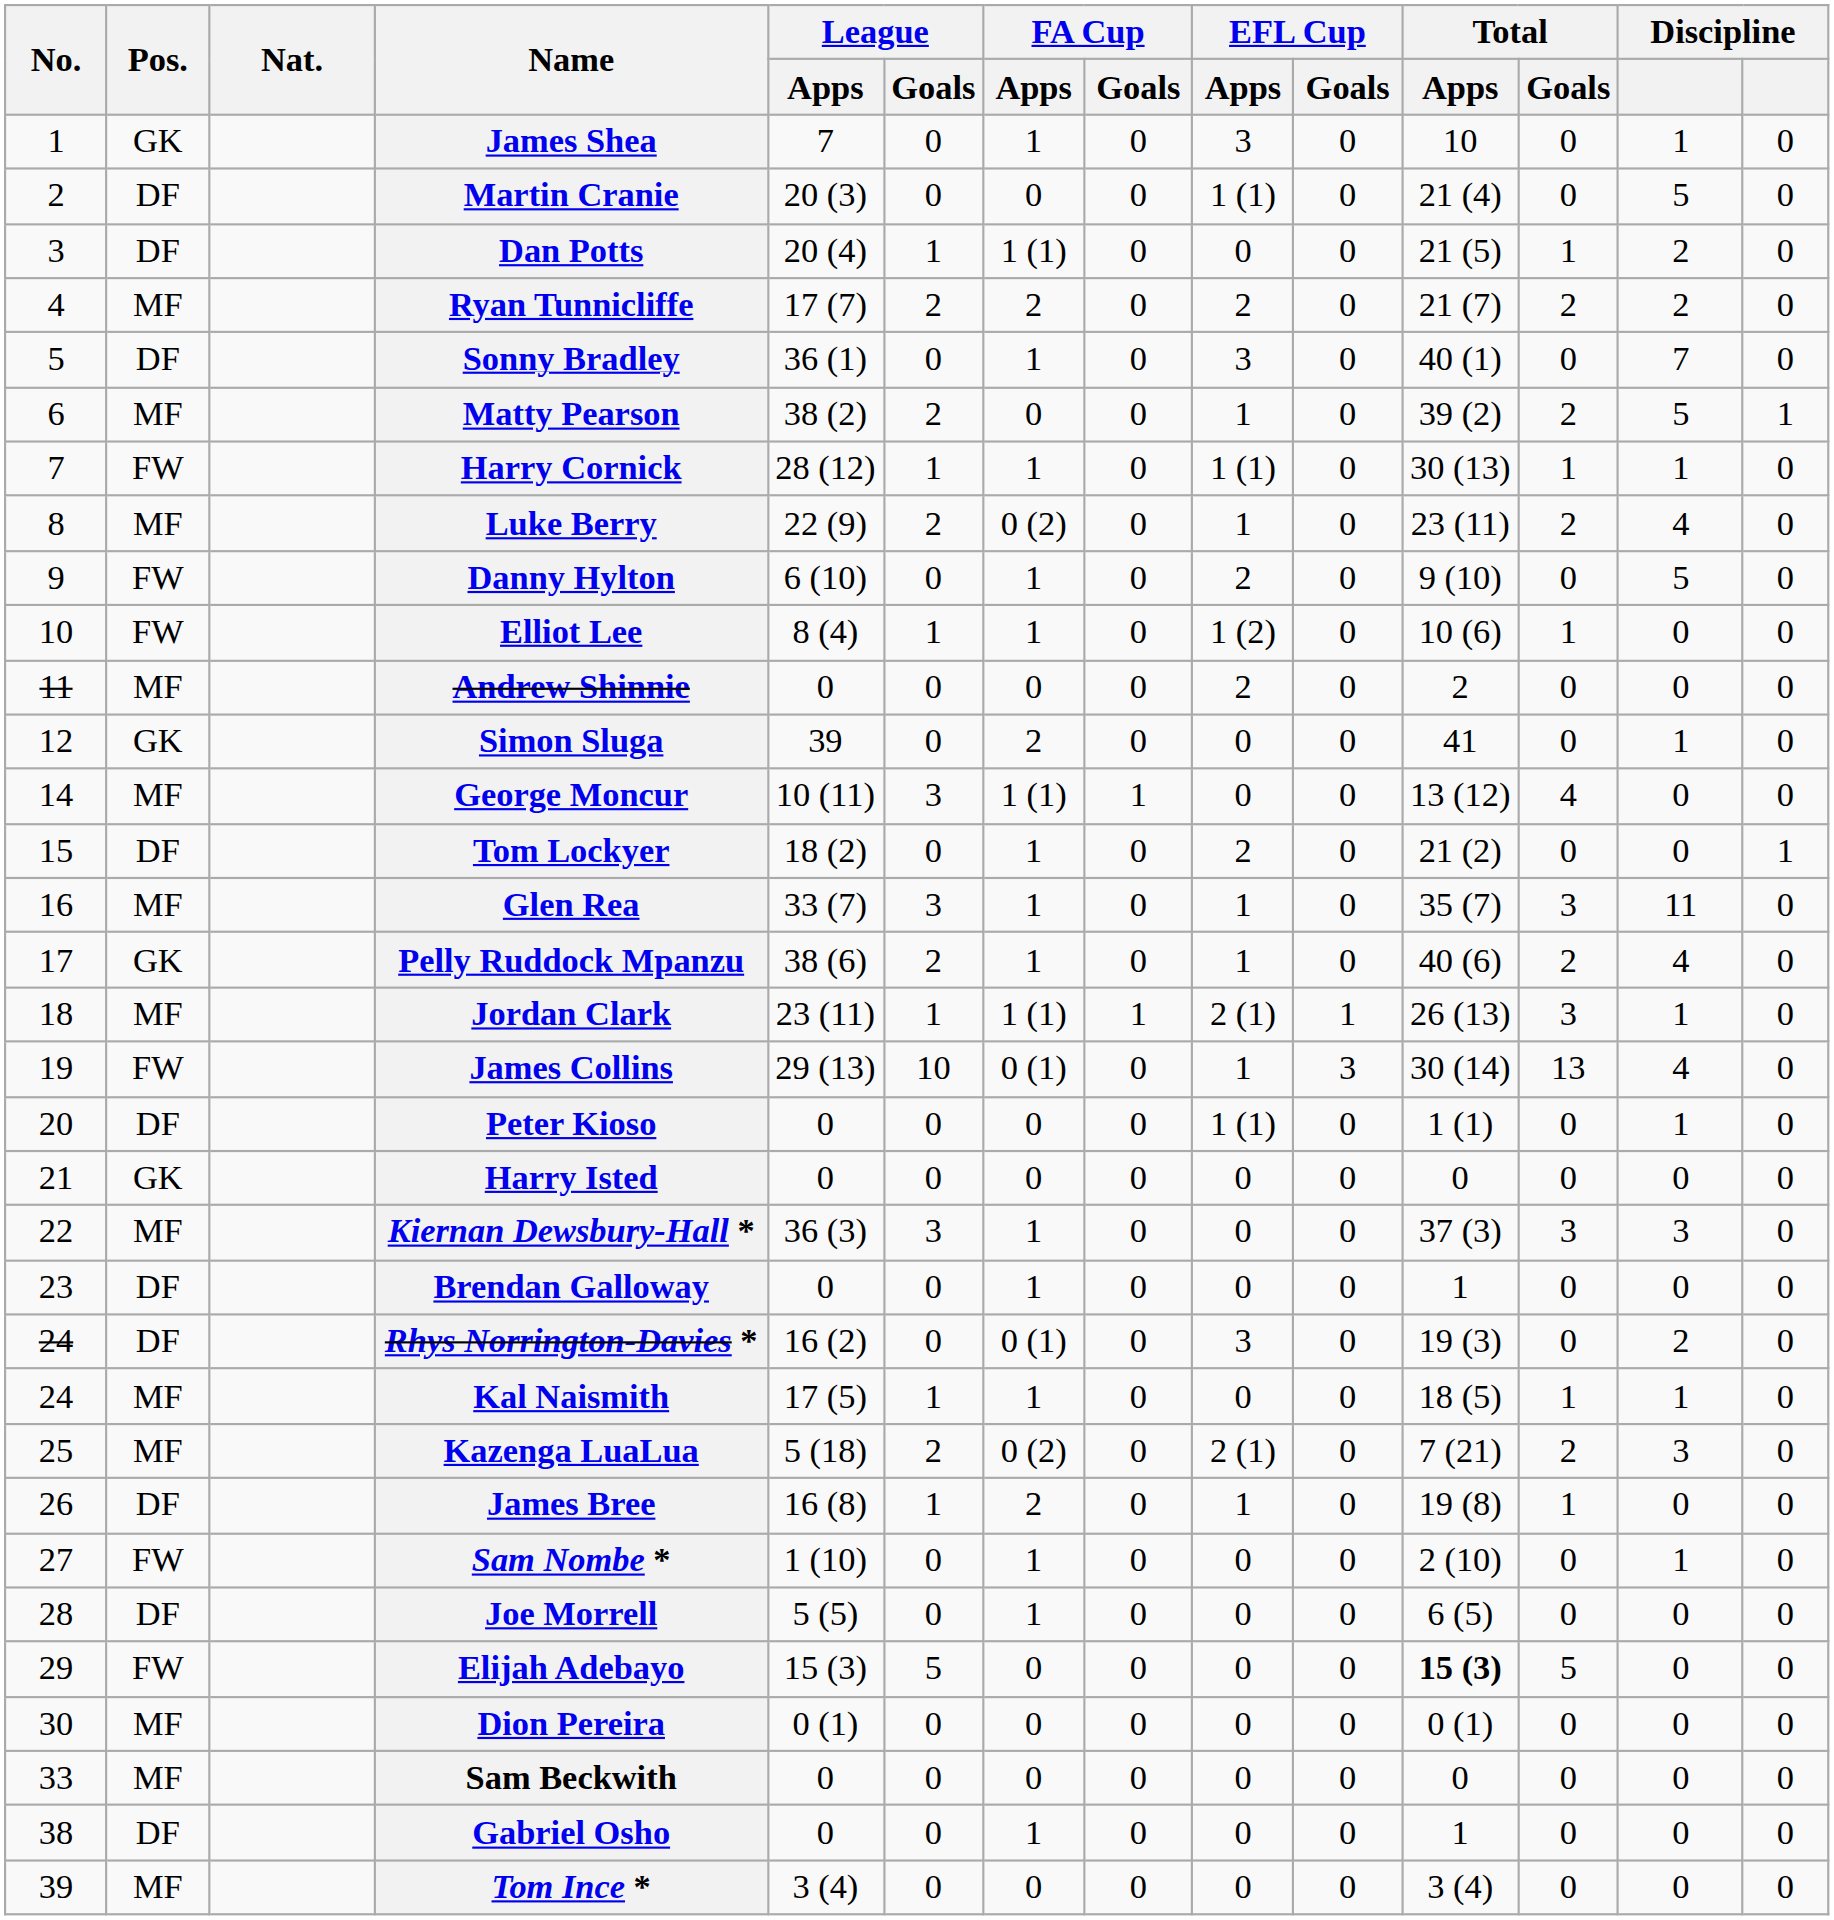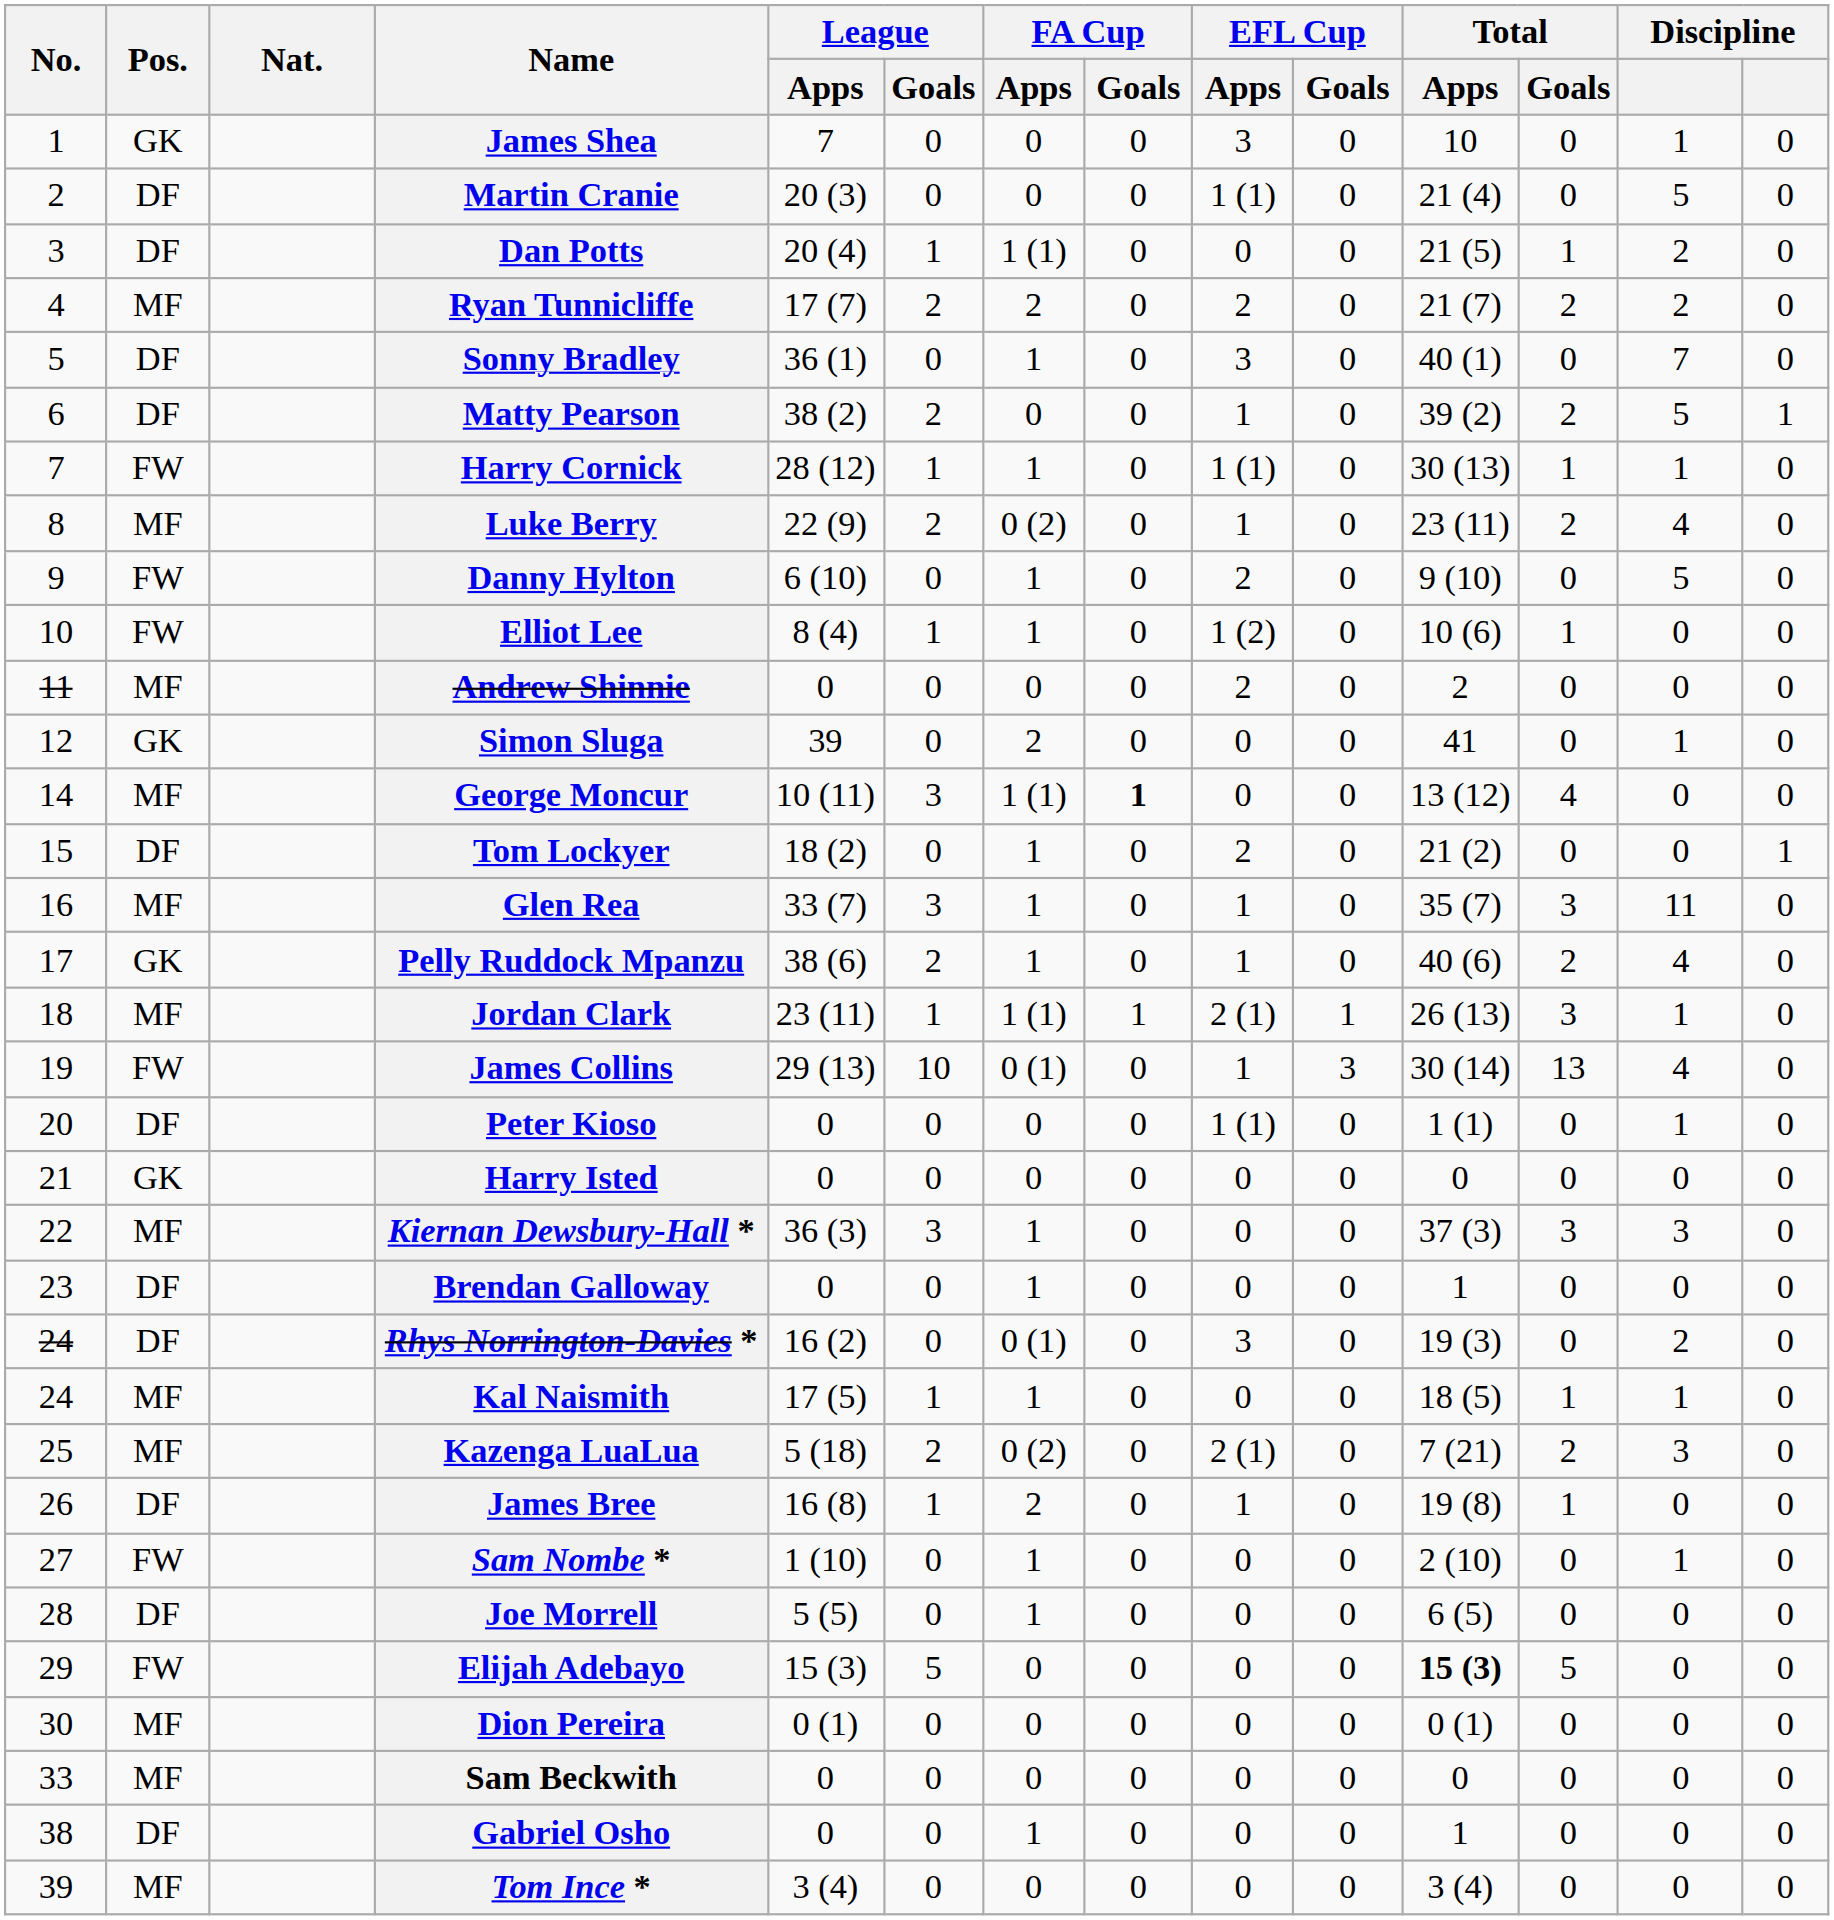(1034, 140) 1 -> (1034, 140) 0
(158, 413) MF -> (158, 413) DF
(1138, 795) normal -> (1138, 795) bold
